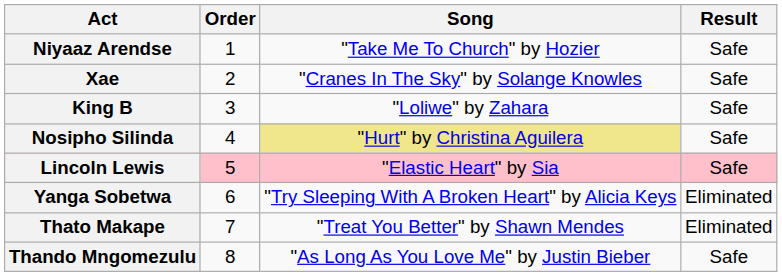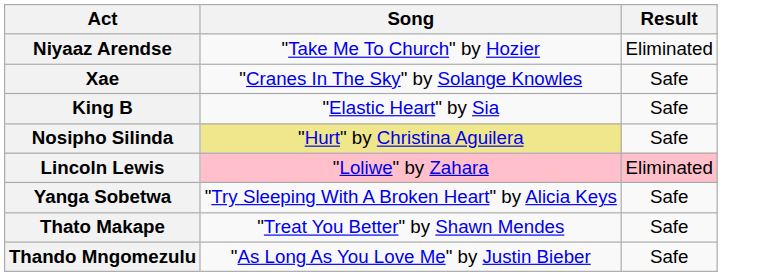- column: (230, 19)
(729, 49) Safe -> (669, 49) Eliminated
(470, 108) "Loliwe" by Zahara -> (411, 108) "Elastic Heart" by Sia
(470, 167) "Elastic Heart" by Sia -> (411, 167) "Loliwe" by Zahara
(729, 167) Safe -> (669, 167) Eliminated
(729, 197) Eliminated -> (669, 197) Safe
(729, 227) Eliminated -> (669, 227) Safe
